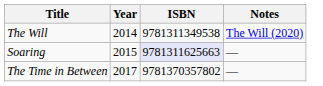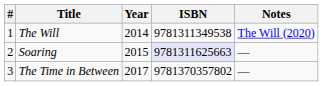+ column: (10, 14)
